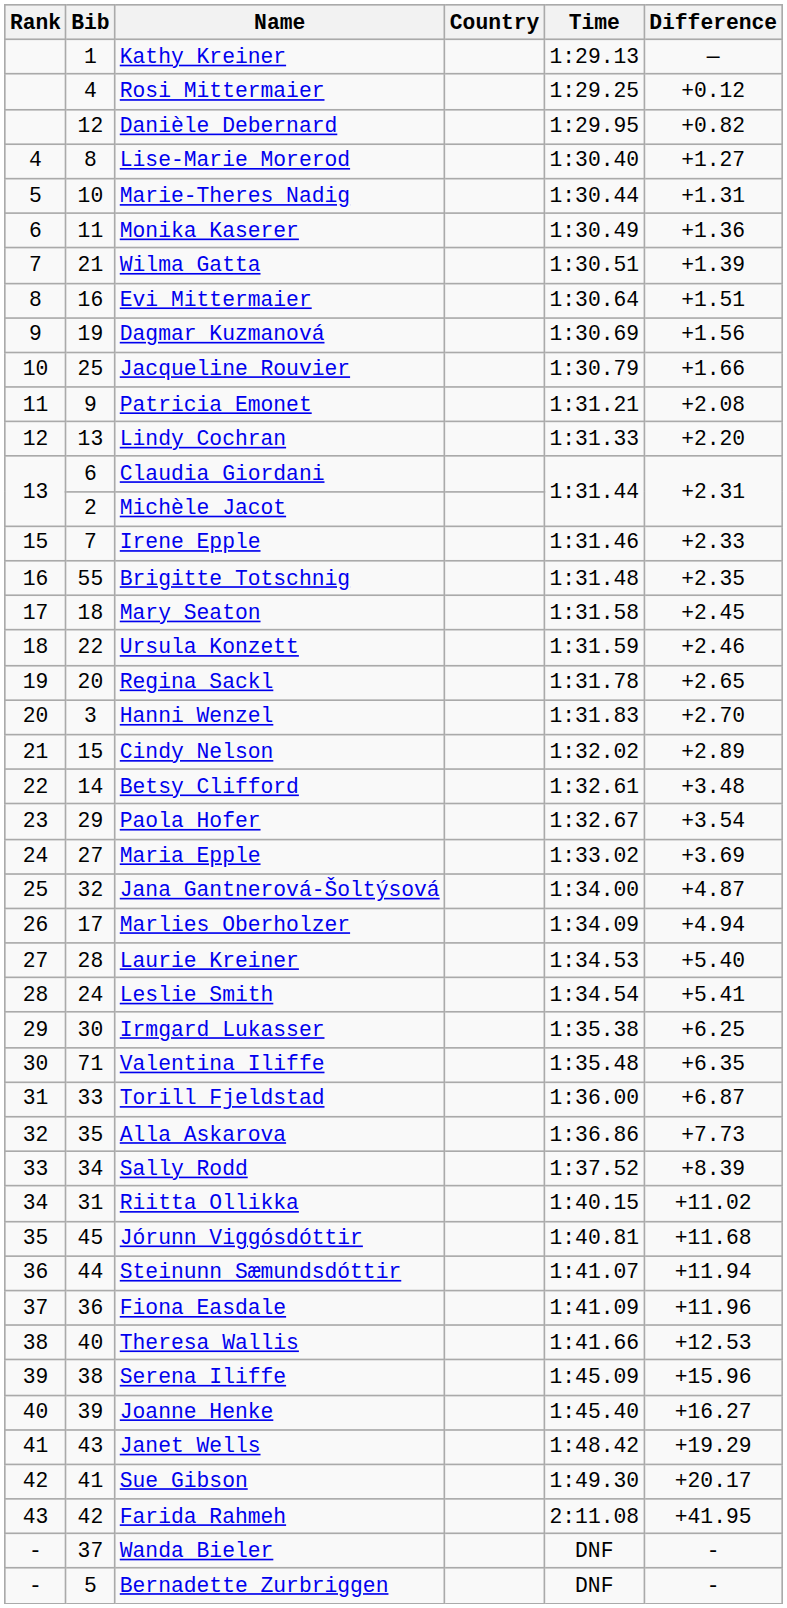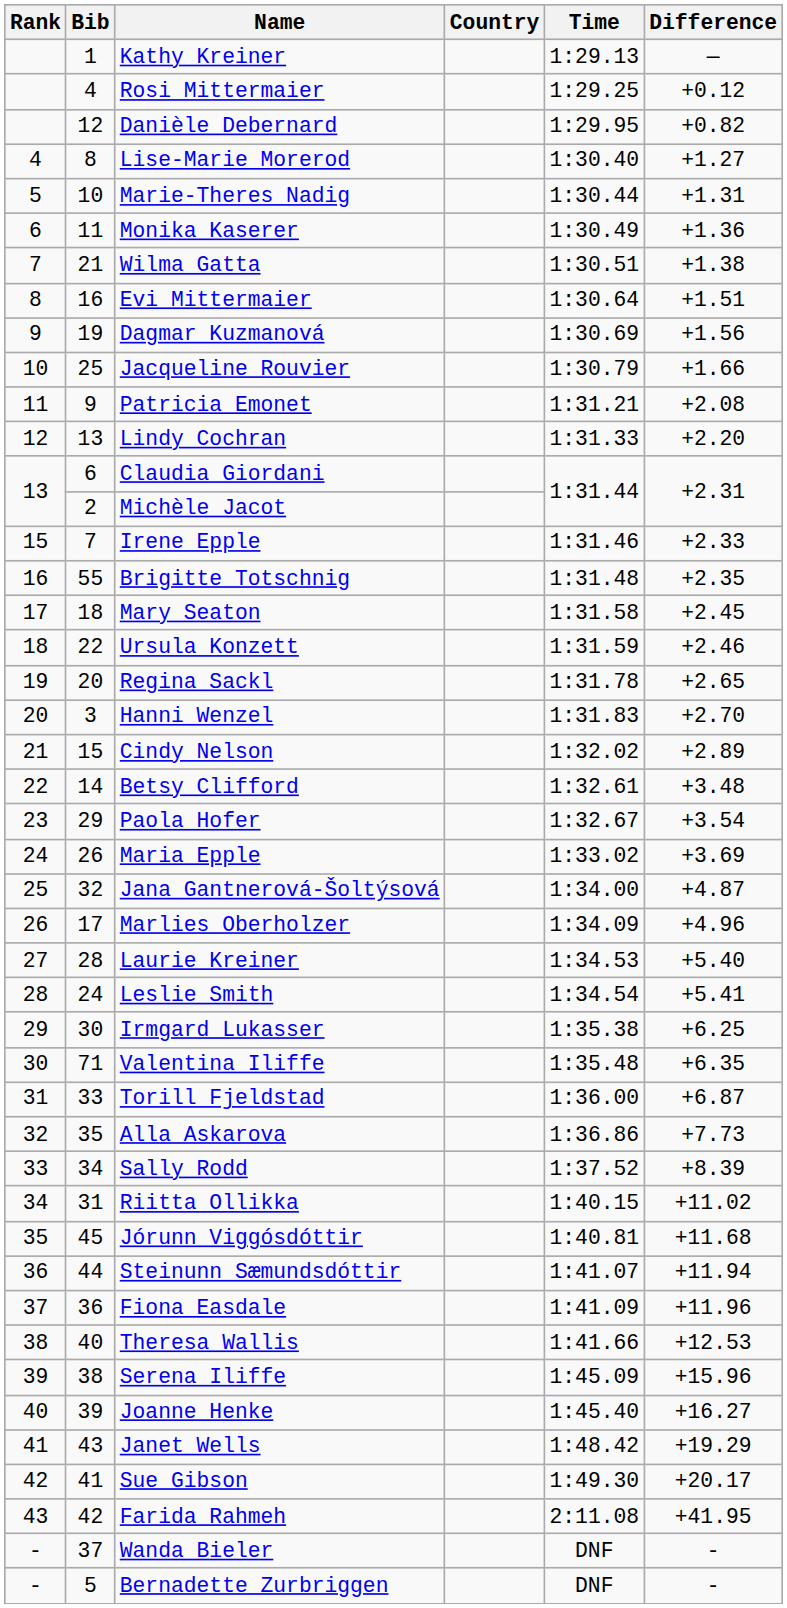(713, 265) +1.39 -> (713, 265) +1.38
(90, 856) 27 -> (90, 856) 26
(713, 926) +4.94 -> (713, 926) +4.96
